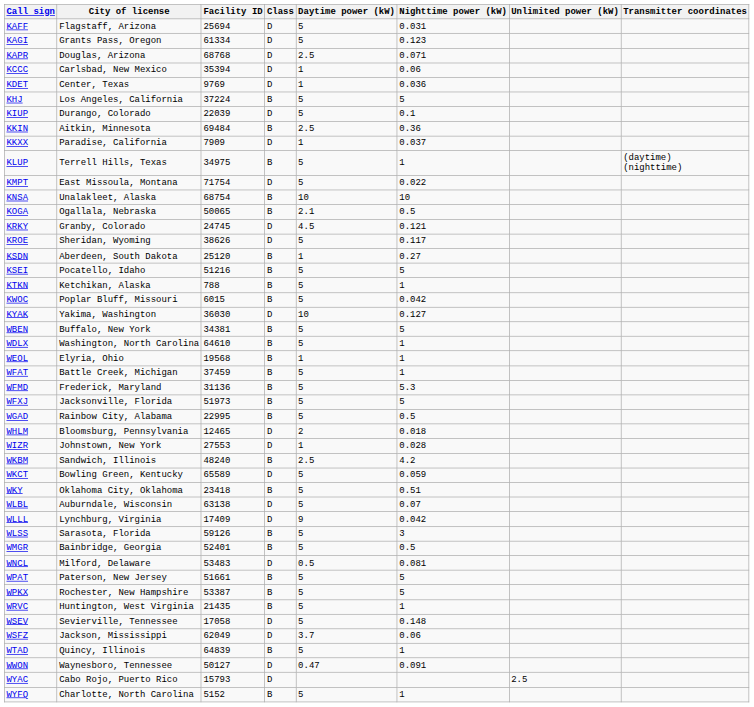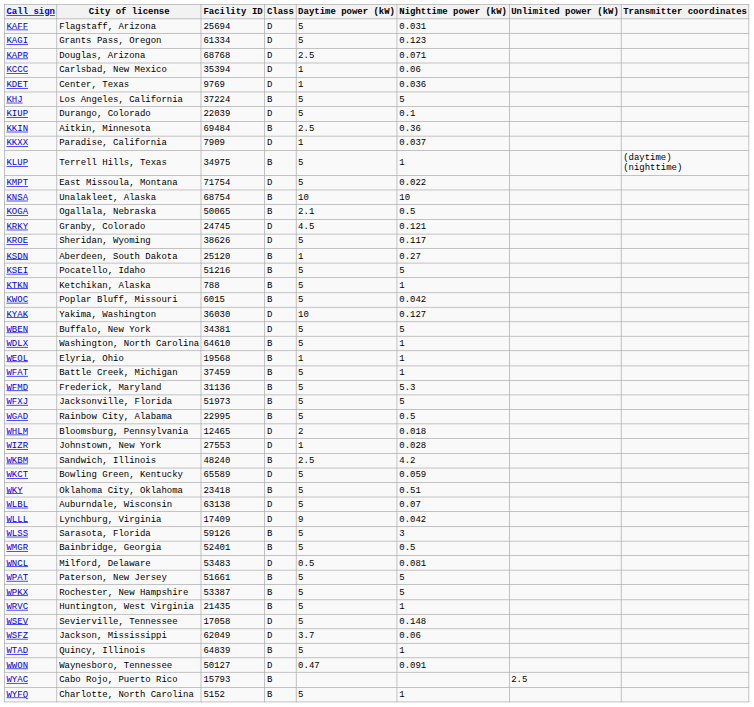(270, 329) B -> (270, 329) D
(270, 680) D -> (270, 680) B
